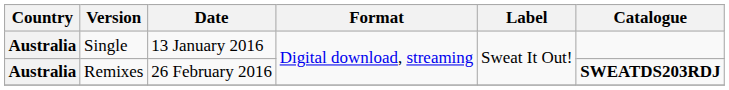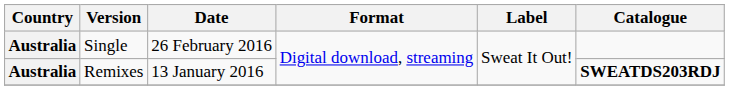(207, 44) 13 January 2016 -> (212, 44) 26 February 2016
(212, 71) 26 February 2016 -> (207, 71) 13 January 2016
